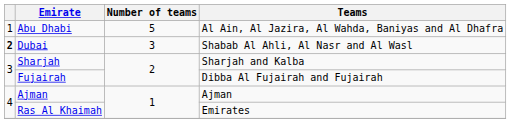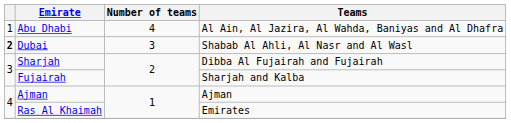(152, 29) 5 -> (152, 29) 4
(253, 61) Sharjah and Kalba -> (292, 61) Dibba Al Fujairah and Fujairah
(292, 78) Dibba Al Fujairah and Fujairah -> (253, 78) Sharjah and Kalba
